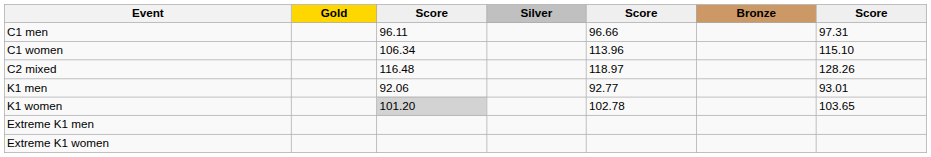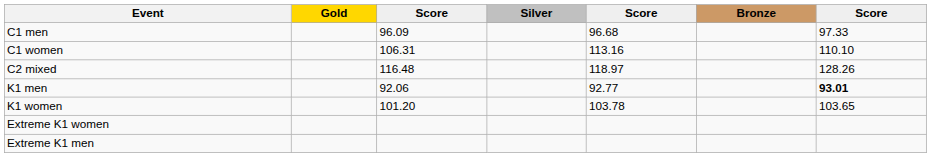(394, 32) 96.11 -> (394, 32) 96.09
(604, 32) 96.66 -> (604, 32) 96.68
(834, 32) 97.31 -> (834, 32) 97.33
(397, 50) 106.34 -> (397, 50) 106.31
(606, 50) 113.96 -> (606, 50) 113.16
(837, 50) 115.10 -> (837, 50) 110.10
(834, 87) normal -> (834, 87) bold
(397, 106) lightgrey background -> (397, 106) no background
(607, 106) 102.78 -> (607, 106) 103.78
rows swapped: (51, 124) <-> (58, 143)
